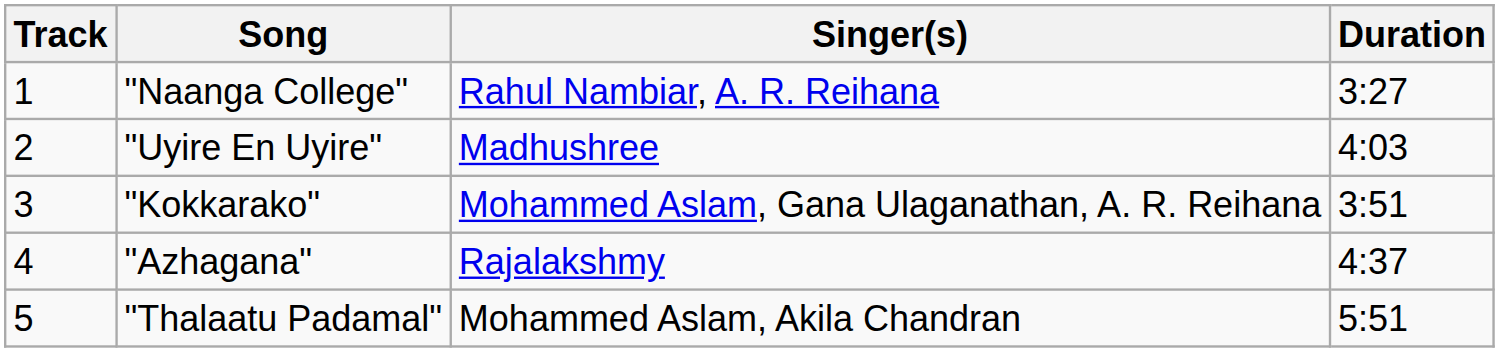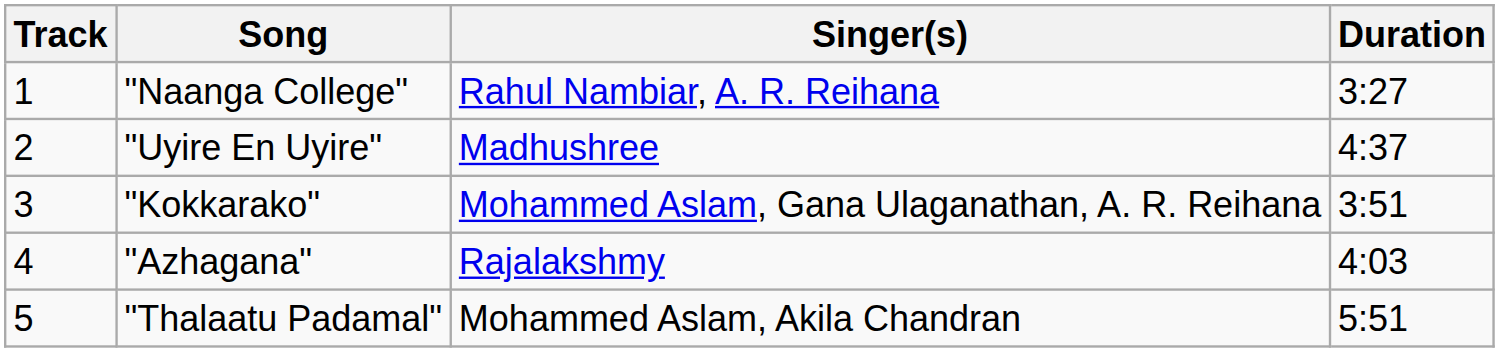(1373, 148) 4:03 -> (1373, 148) 4:37
(1373, 262) 4:37 -> (1373, 262) 4:03
